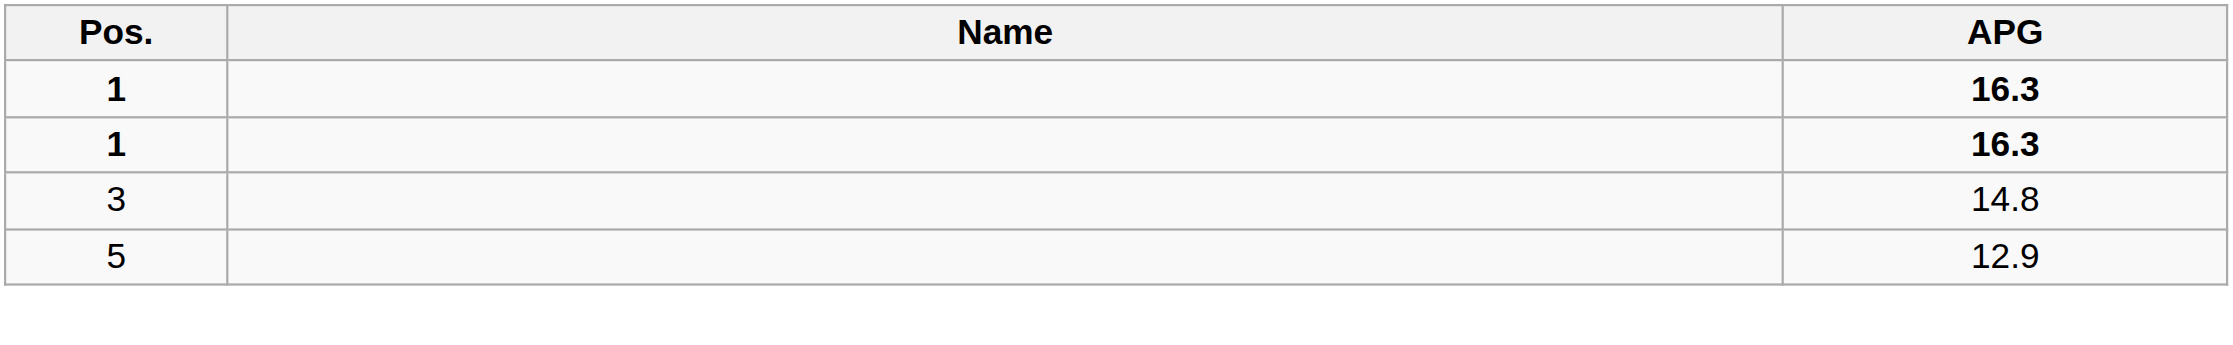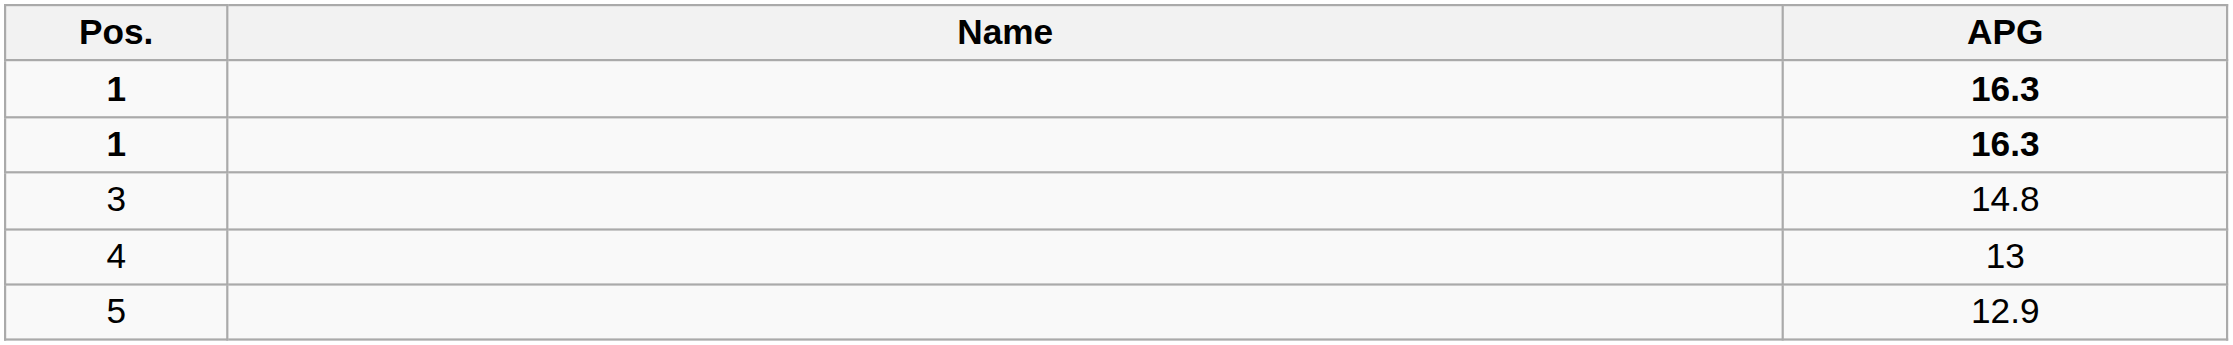+ row: (116, 255)
